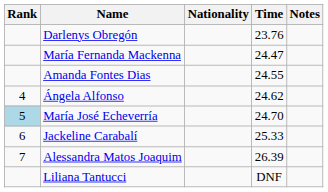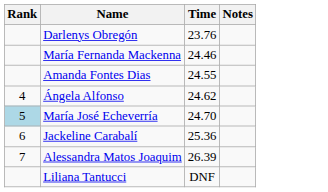- column: (218, 14)
(269, 55) 24.47 -> (202, 55) 24.46
(269, 136) 25.33 -> (202, 136) 25.36
